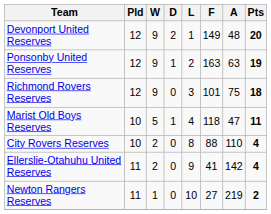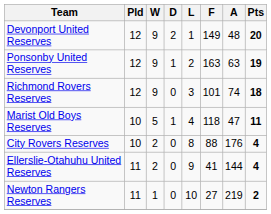(234, 92) 75 -> (234, 92) 74
(234, 144) 110 -> (234, 144) 176
(234, 166) 142 -> (234, 166) 144
